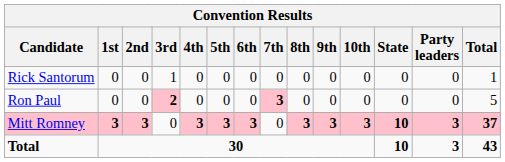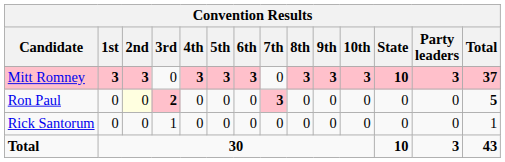rows swapped: (46, 123) <-> (51, 77)
(145, 100) no background -> (145, 100) lightyellow background
(494, 100) normal -> (494, 100) bold
